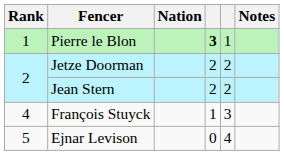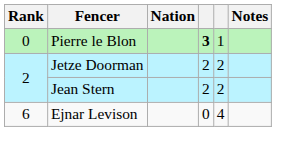(26, 41) 1 -> (26, 41) 0
- row: (101, 114)
(26, 138) 5 -> (26, 114) 6
